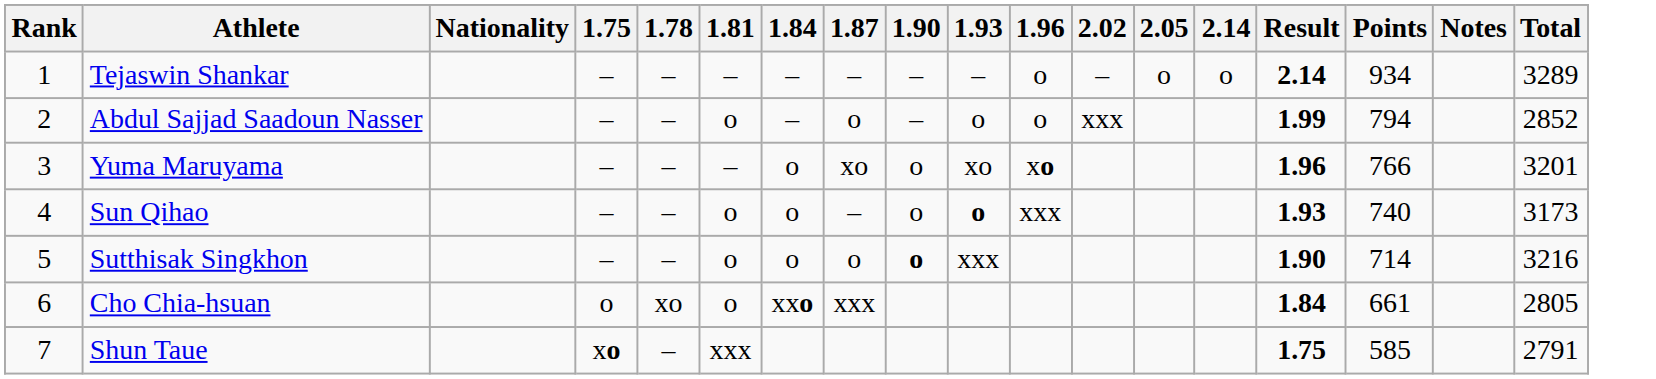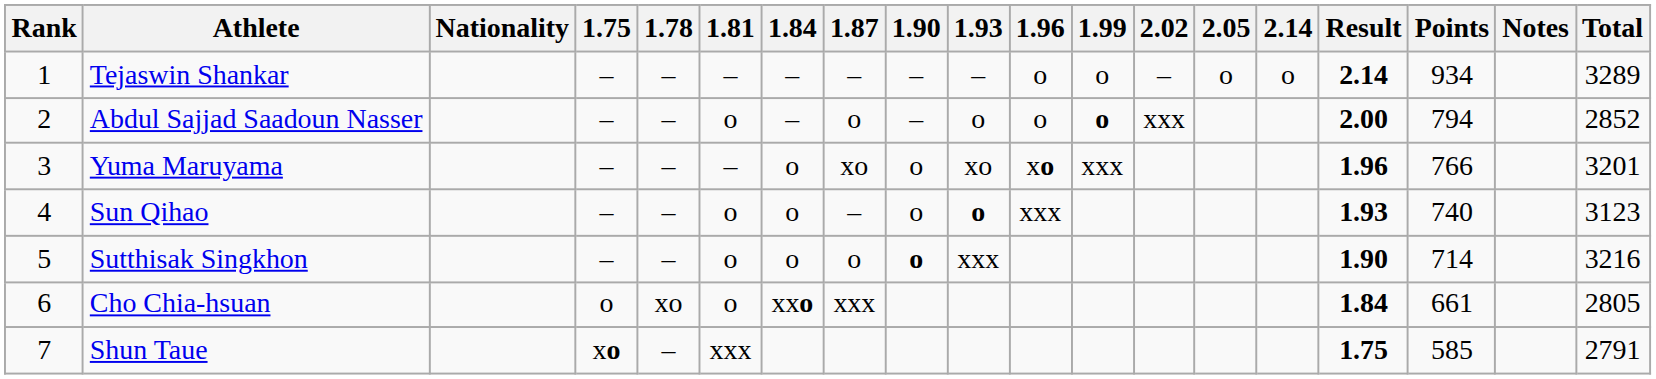+ column: (1102, 27)
(1302, 120) 1.99 -> (1364, 120) 2.00
(1551, 212) 3173 -> (1613, 212) 3123
